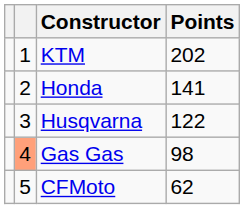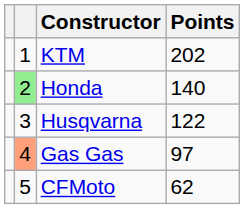(25, 88) no background -> (25, 88) lightgreen background
(188, 88) 141 -> (188, 88) 140
(182, 154) 98 -> (182, 154) 97
